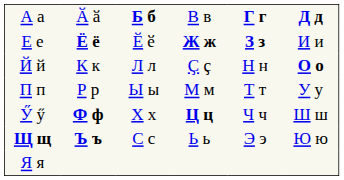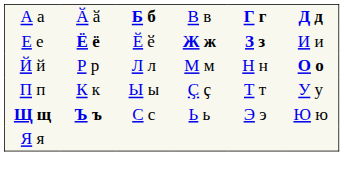(88, 65) К к -> (88, 65) Р р
(199, 65) Ҫ ҫ -> (199, 65) М м
(88, 90) Р р -> (88, 90) К к
(199, 90) М м -> (199, 90) Ҫ ҫ
- row: (33, 114)
